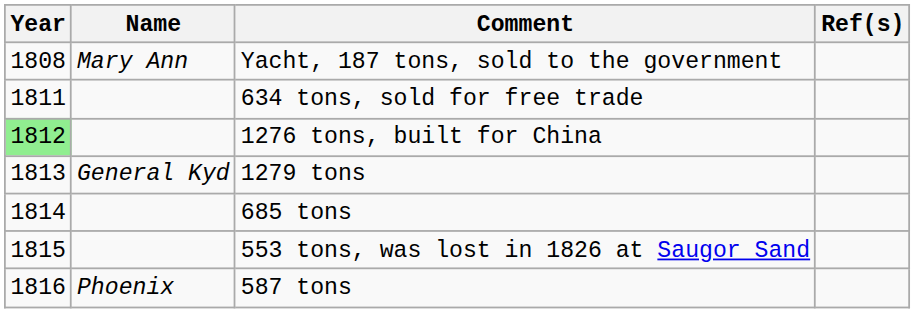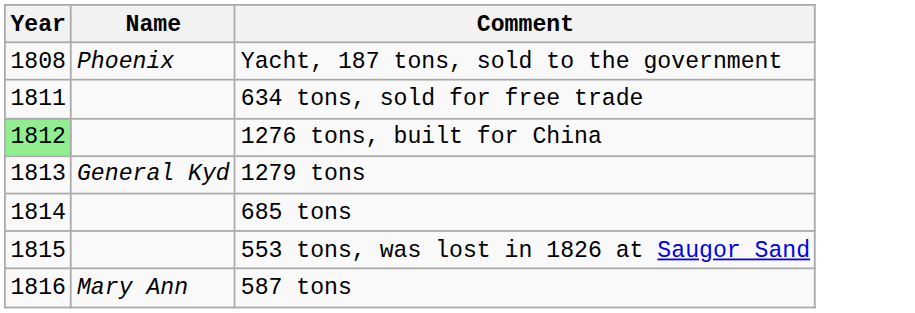- column: (863, 24)
(133, 61) Mary Ann -> (126, 61) Phoenix
(126, 288) Phoenix -> (133, 288) Mary Ann
